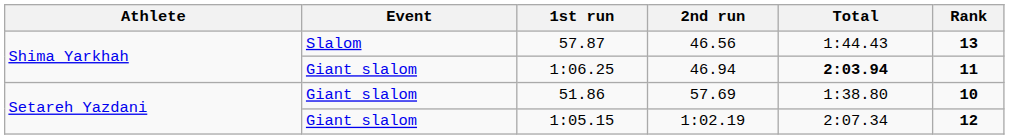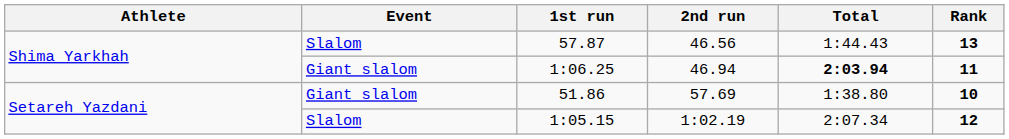(361, 121) Giant slalom -> (334, 121) Slalom
